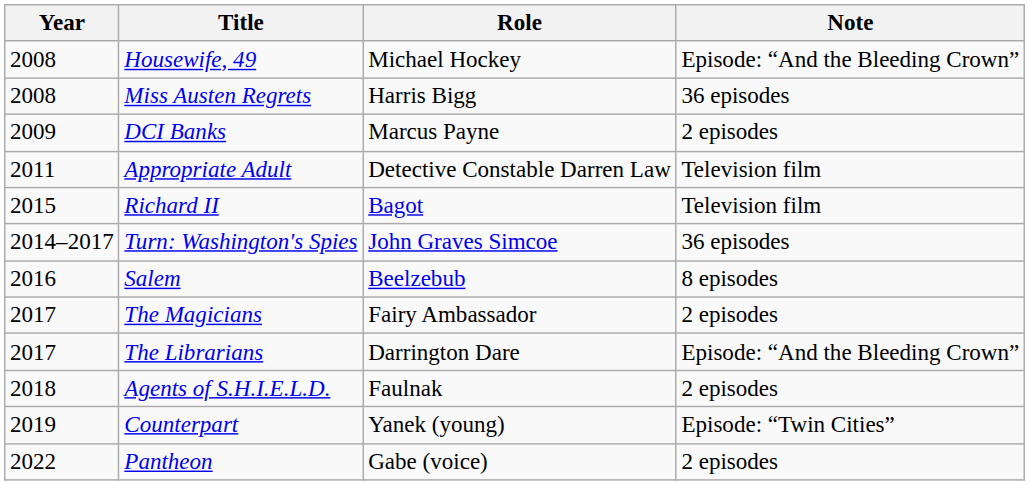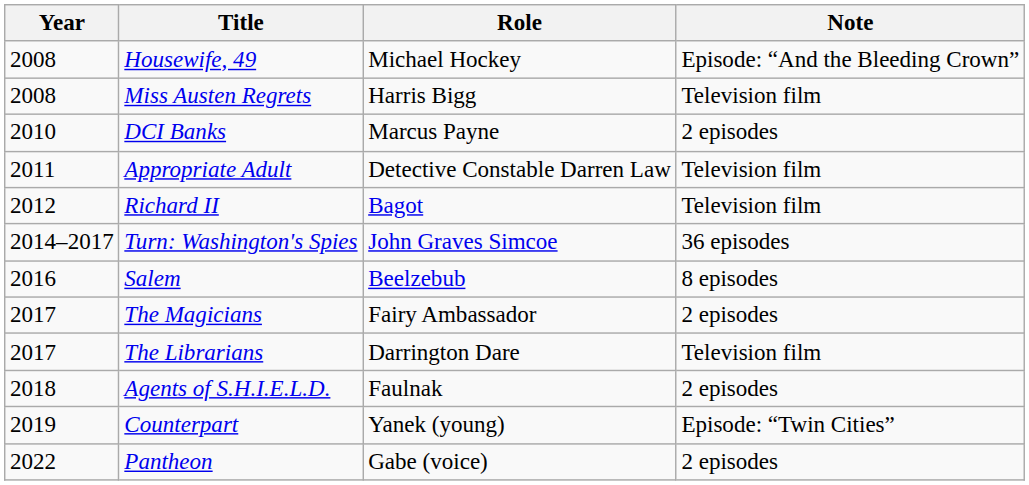(735, 95) 36 episodes -> (751, 95) Television film
(33, 132) 2009 -> (33, 132) 2010
(33, 205) 2015 -> (33, 205) 2012
(850, 351) Episode: “And the Bleeding Crown” -> (751, 351) Television film
